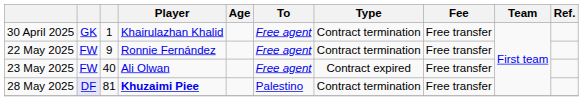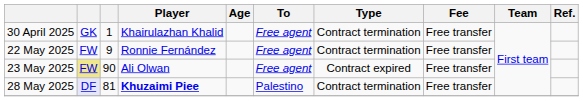(89, 68) no background -> (89, 68) khaki background
(109, 68) 40 -> (109, 68) 90
